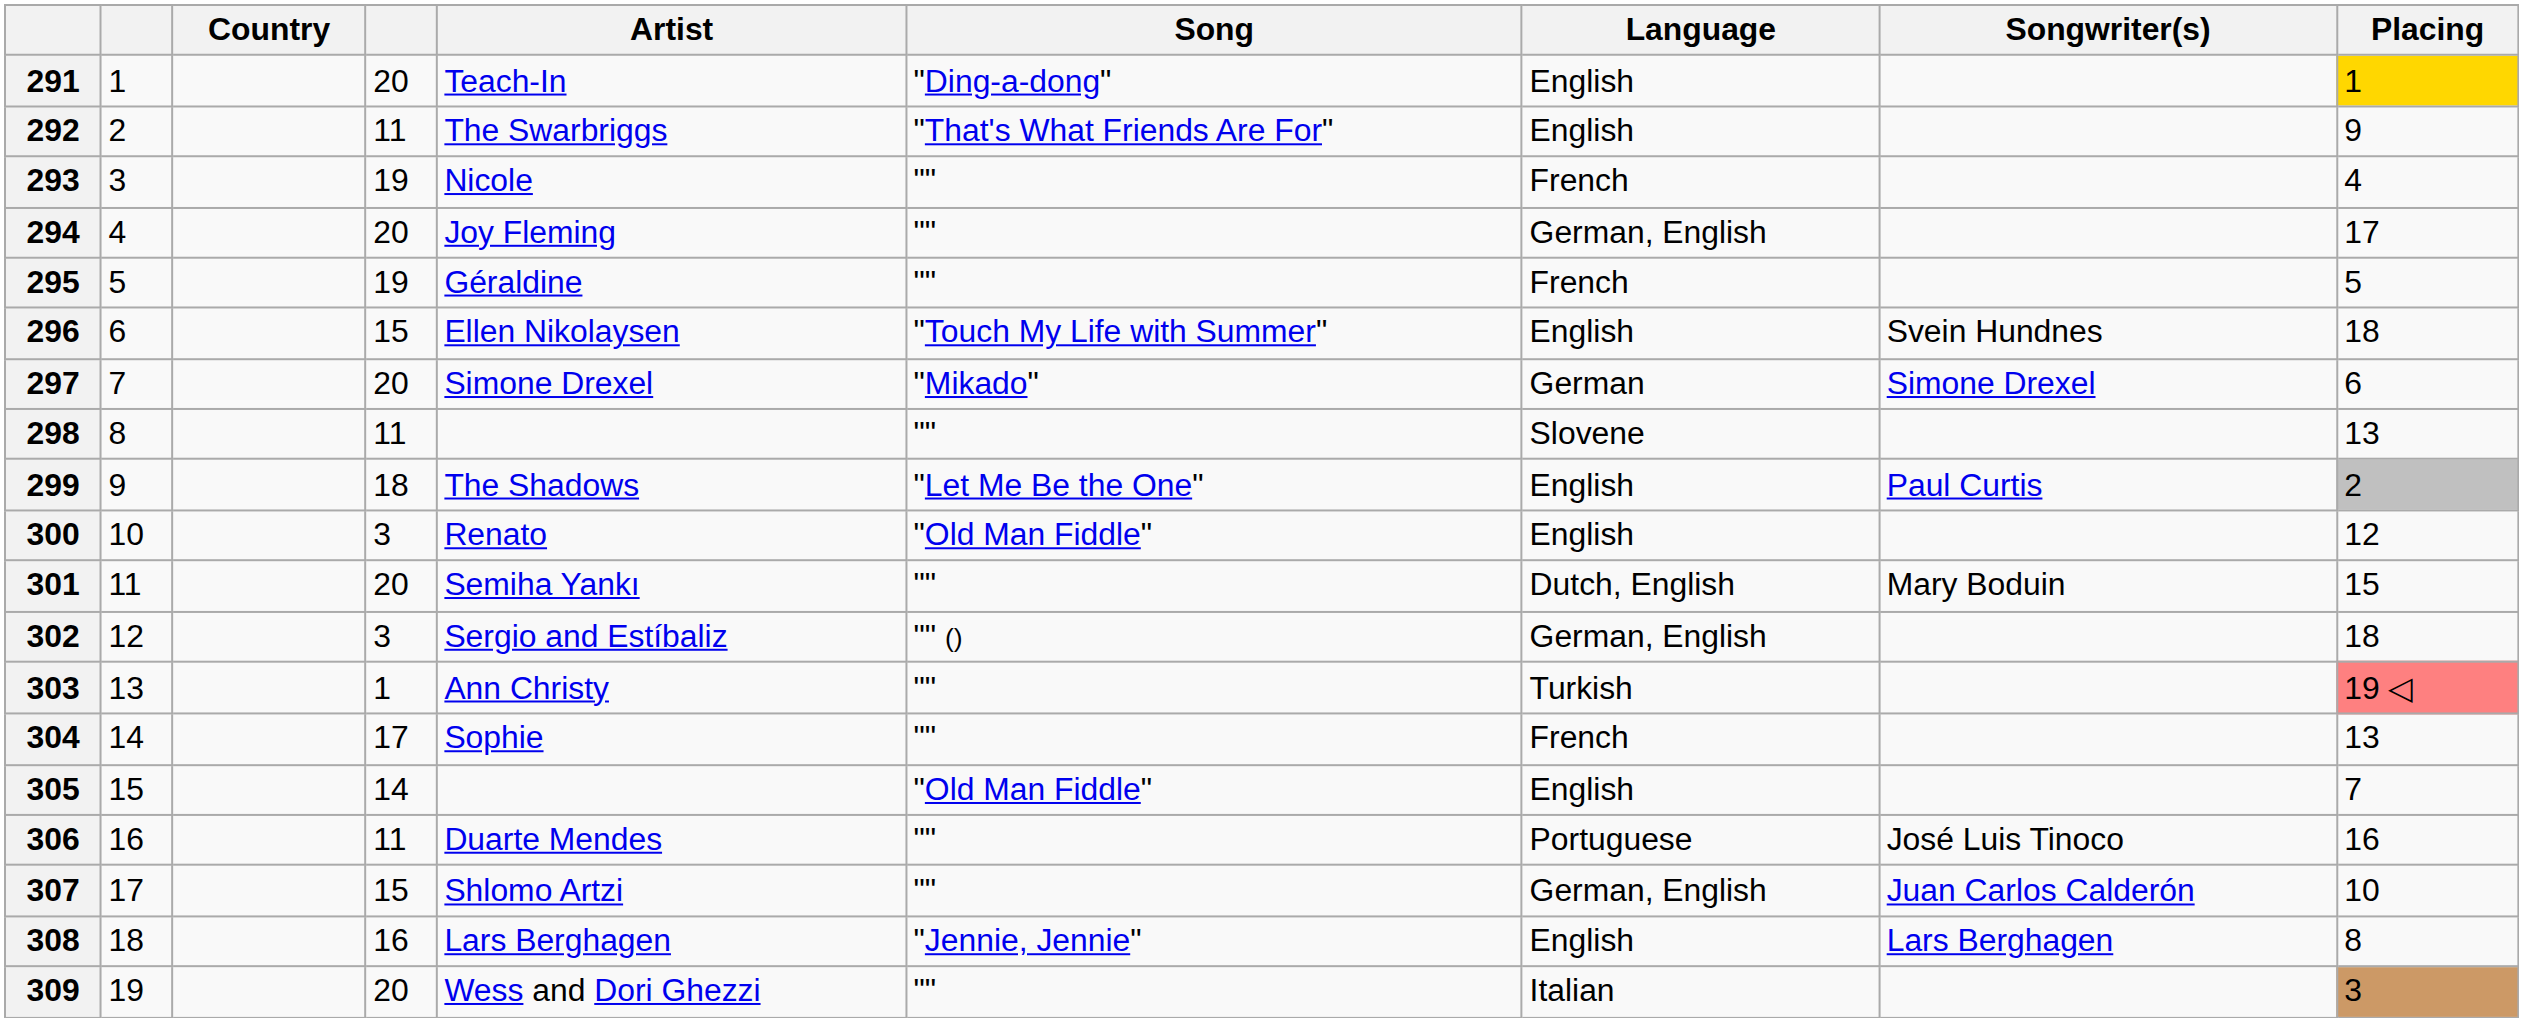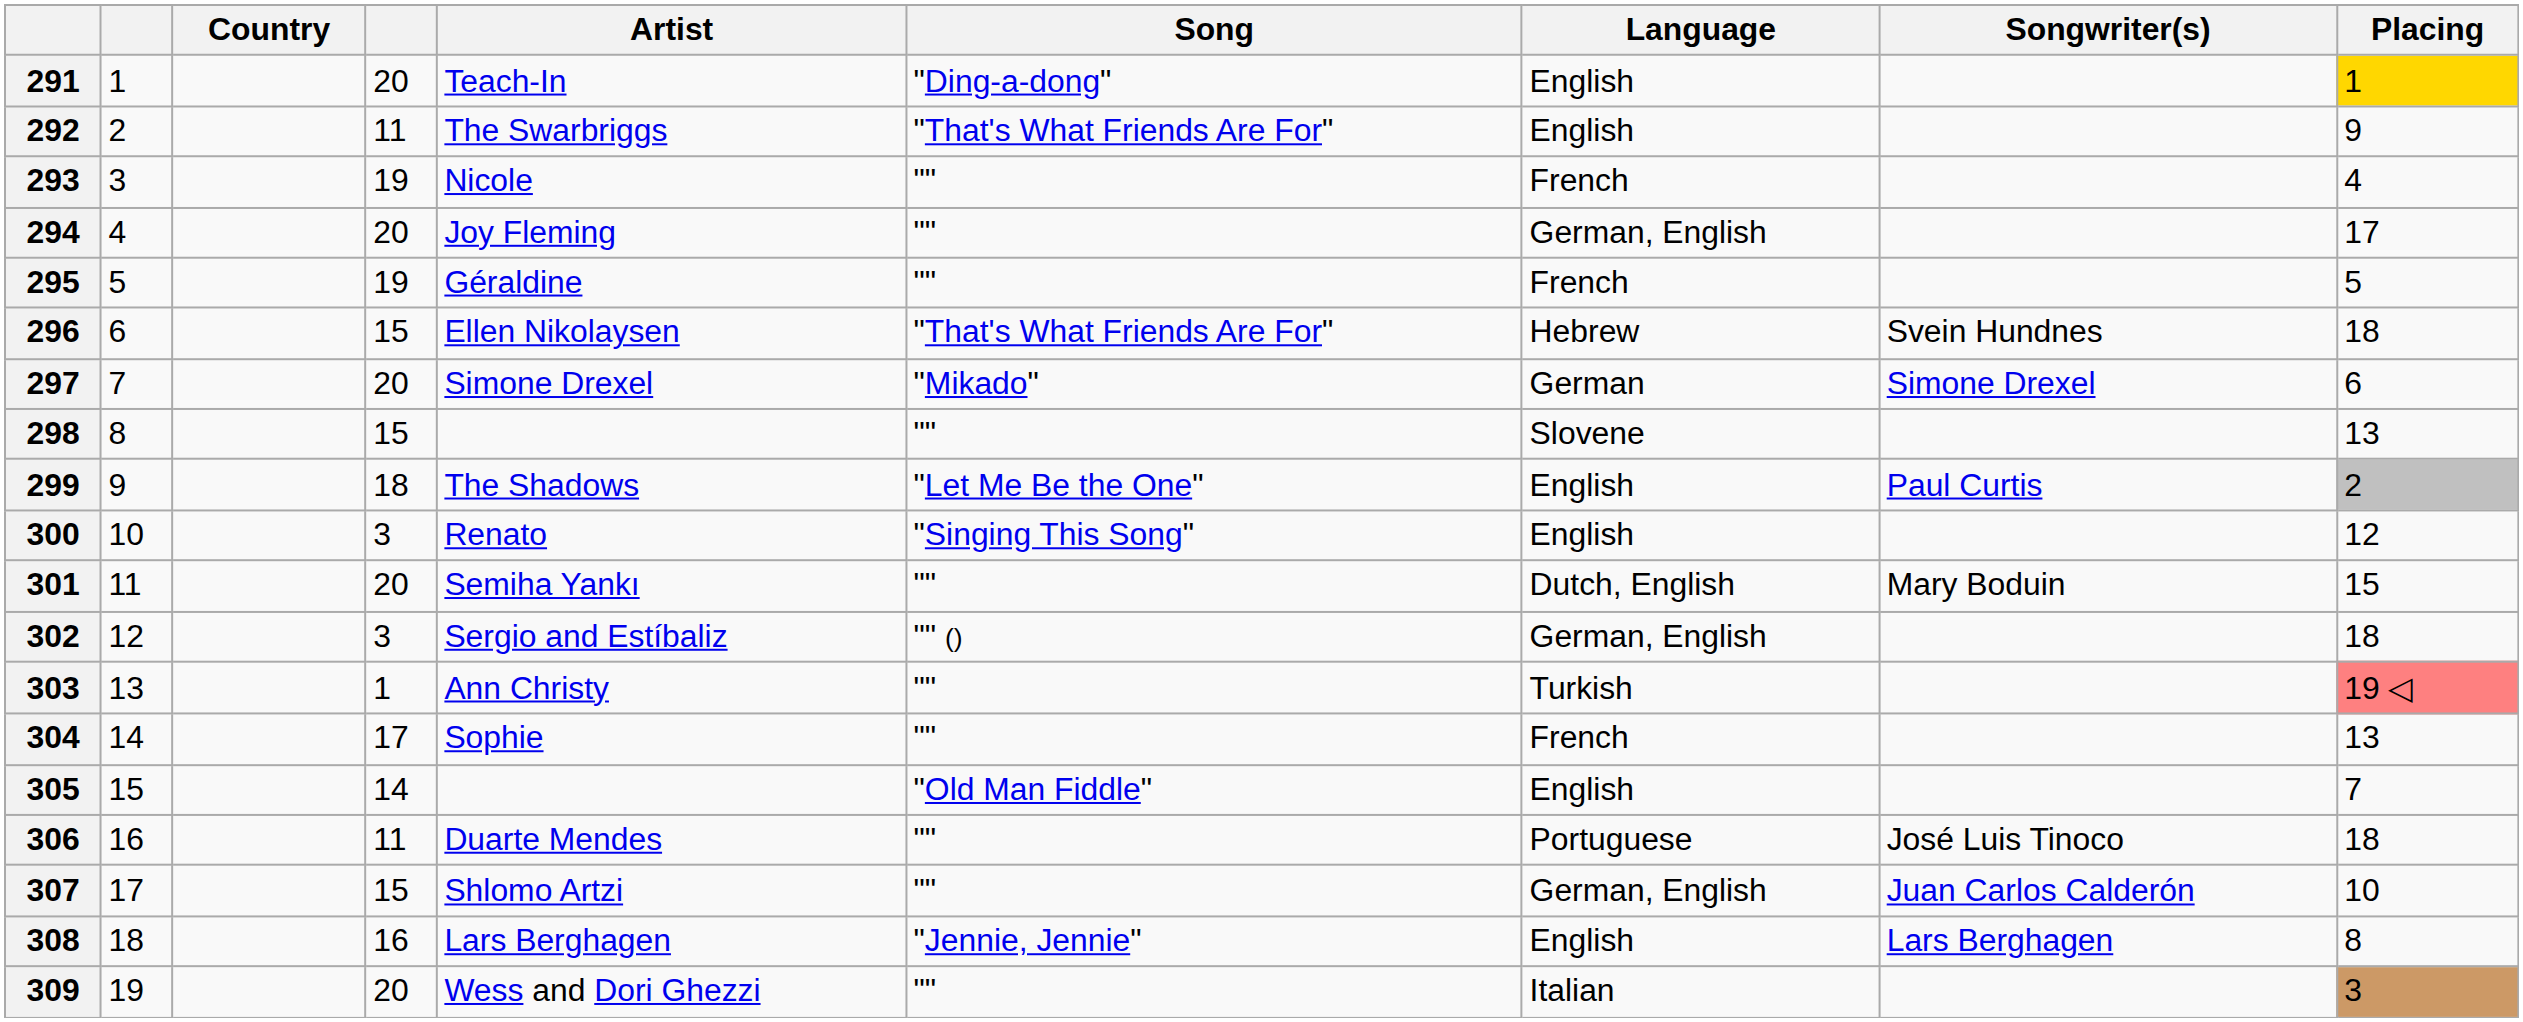(1120, 332) "Touch My Life with Summer" -> (1123, 332) "That's What Friends Are For"
(1582, 332) English -> (1584, 332) Hebrew
(390, 433) 11 -> (391, 433) 15
(1033, 534) "Old Man Fiddle" -> (1054, 534) "Singing This Song"
(2362, 839) 16 -> (2362, 839) 18
